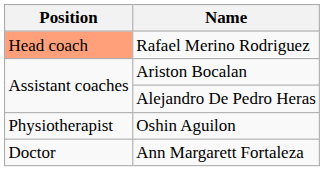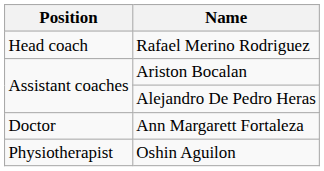(48, 44) lightsalmon background -> (48, 44) no background
rows swapped: (186, 125) <-> (220, 152)
